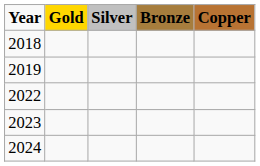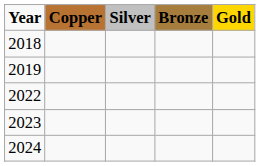columns swapped: (66, 17) <-> (224, 17)
